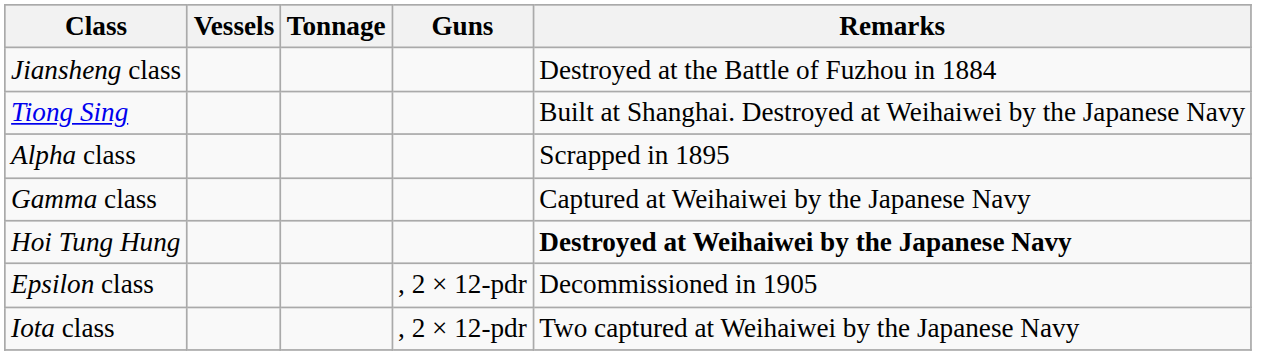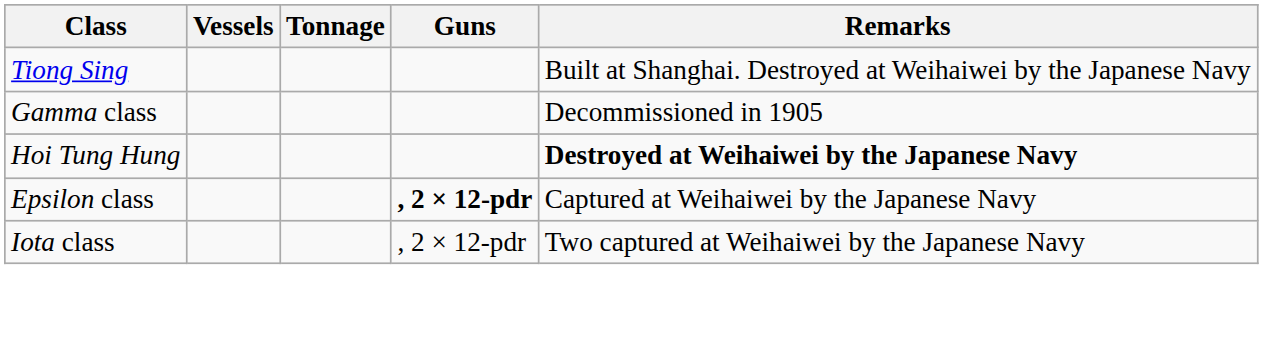- row: (96, 69)
- row: (73, 155)
(785, 198) Captured at Weihaiwei by the Japanese Navy -> (684, 112) Decommissioned in 1905
(462, 284) normal -> (465, 198) bold
(678, 284) Decommissioned in 1905 -> (790, 198) Captured at Weihaiwei by the Japanese Navy
